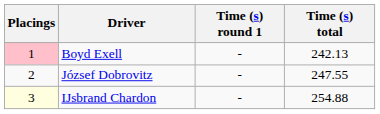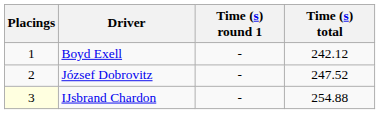(31, 53) pink background -> (31, 53) no background
(330, 53) 242.13 -> (330, 53) 242.12
(330, 75) 247.55 -> (330, 75) 247.52
